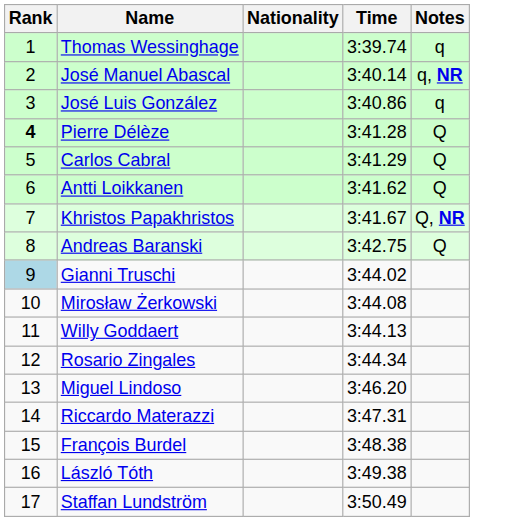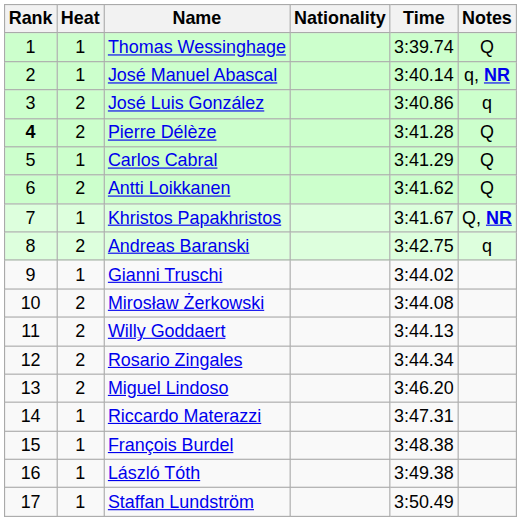+ column: (80, 18)
(440, 47) q -> (487, 47) Q
(440, 246) Q -> (487, 246) q
(31, 274) lightblue background -> (31, 274) no background
